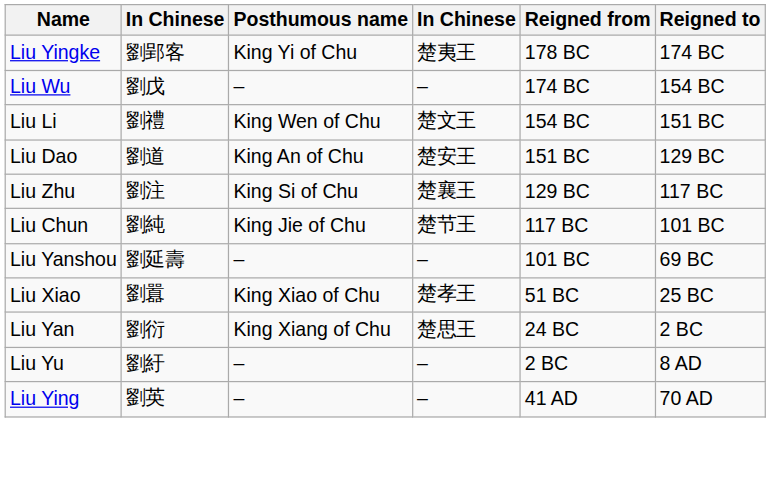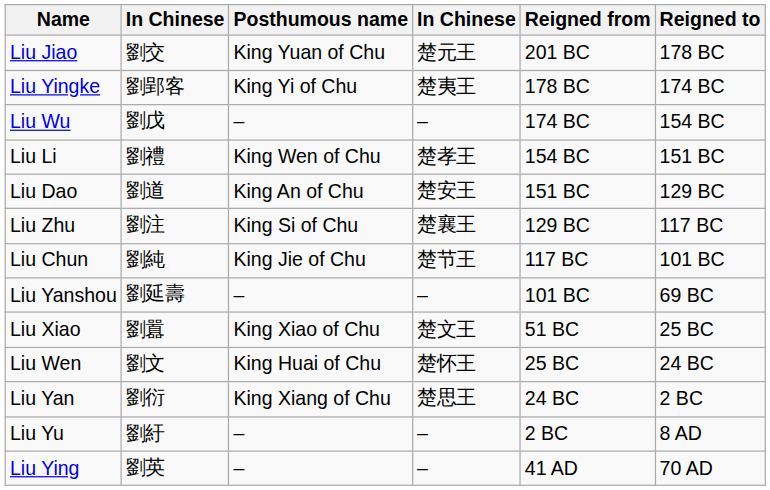+ row: (44, 52)
(446, 121) 楚文王 -> (446, 156) 楚孝王
(446, 294) 楚孝王 -> (446, 329) 楚文王
+ row: (46, 364)
